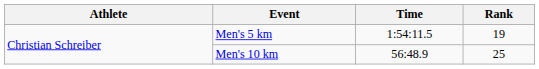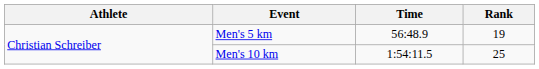(410, 34) 1:54:11.5 -> (410, 34) 56:48.9
(410, 54) 56:48.9 -> (410, 54) 1:54:11.5
